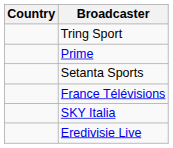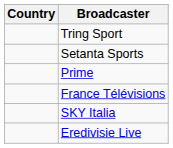rows swapped: (77, 53) <-> (102, 73)
